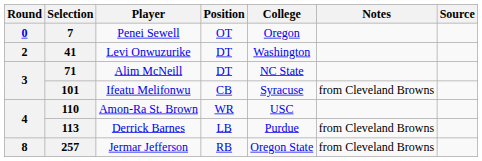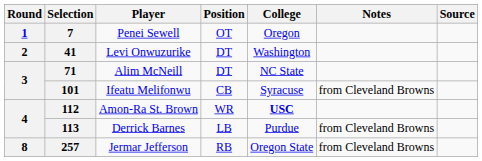(24, 33) 0 -> (24, 33) 1
(70, 109) 110 -> (70, 109) 112
(282, 109) normal -> (282, 109) bold
